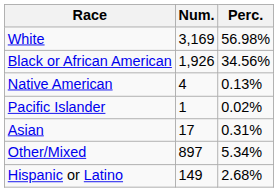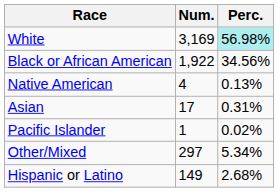(246, 38) no background -> (246, 38) paleturquoise background
(196, 61) 1,926 -> (196, 61) 1,922
rows swapped: (26, 130) <-> (57, 107)
(190, 152) 897 -> (190, 152) 297
